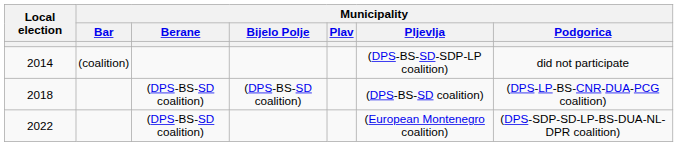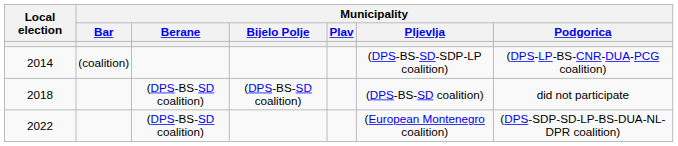(583, 63) did not participate -> (583, 63) (DPS-LP-BS-CNR-DUA-PCG coalition)
(583, 94) (DPS-LP-BS-CNR-DUA-PCG coalition) -> (583, 94) did not participate
